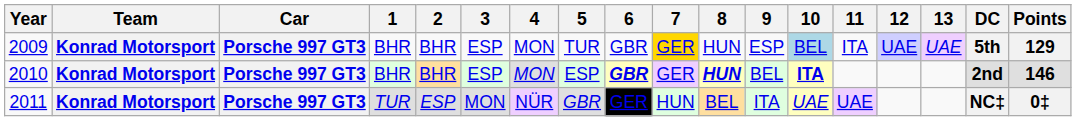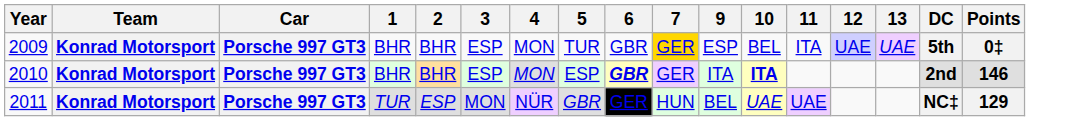- column: (722, 19)
(811, 47) lightblue background -> (764, 47) no background
(1040, 47) 129 -> (994, 47) 0‡
(767, 74) BEL -> (720, 74) ITA
(767, 102) ITA -> (720, 102) BEL
(1040, 102) 0‡ -> (994, 102) 129
